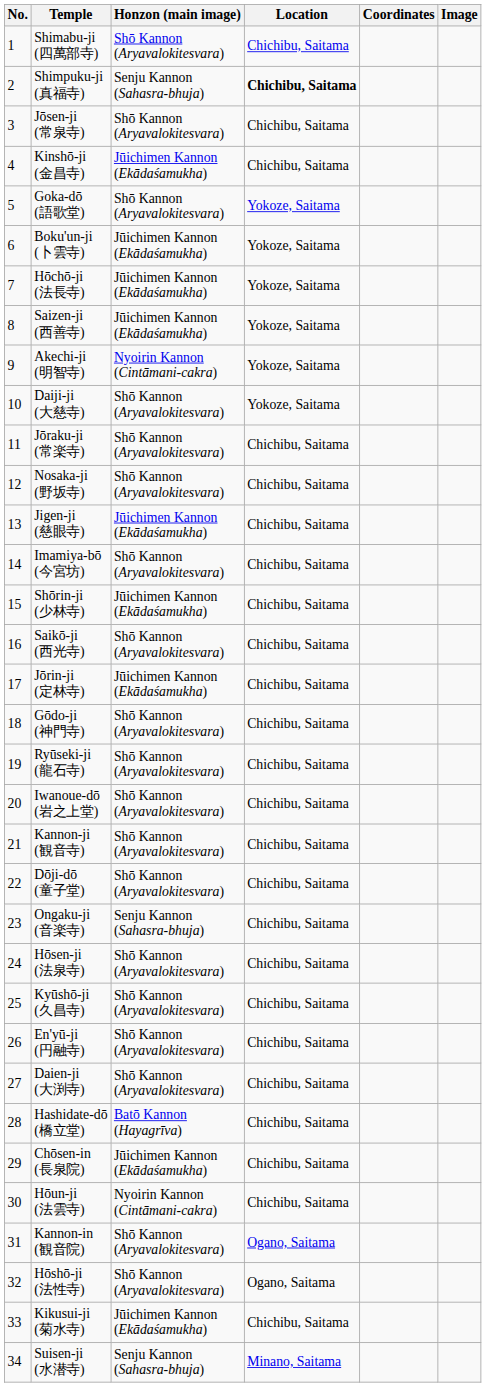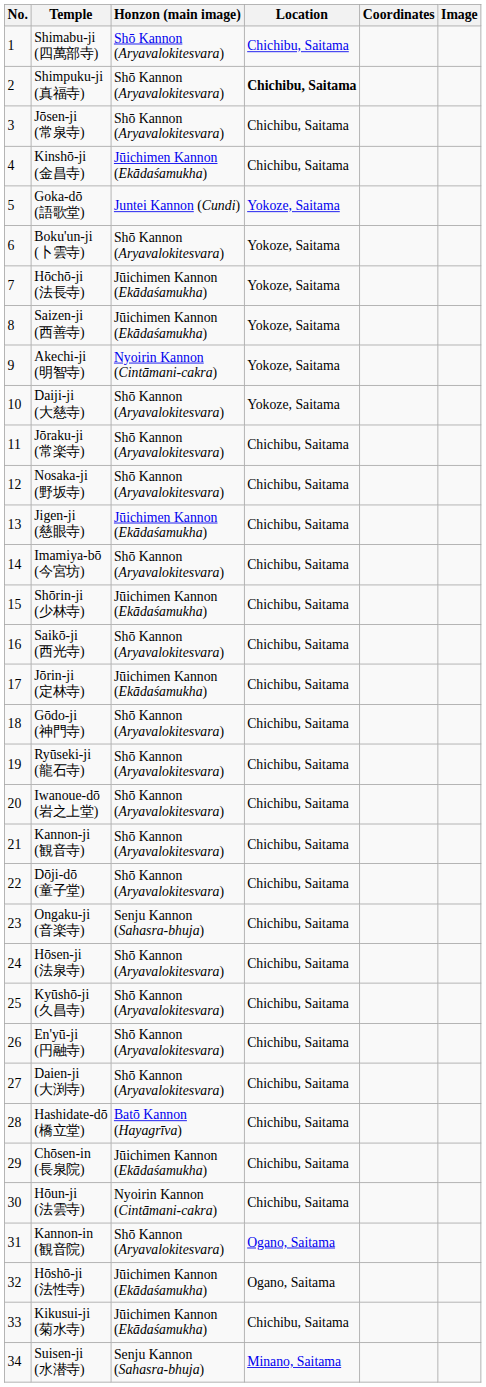(159, 86) Senju Kannon (Sahasra-bhuja) -> (169, 86) Shō Kannon (Aryavalokitesvara)
(169, 205) Shō Kannon (Aryavalokitesvara) -> (177, 205) Juntei Kannon (Cundi)
(166, 245) Jūichimen Kannon (Ekādaśamukha) -> (169, 245) Shō Kannon (Aryavalokitesvara)
(169, 1282) Shō Kannon (Aryavalokitesvara) -> (166, 1282) Jūichimen Kannon (Ekādaśamukha)
